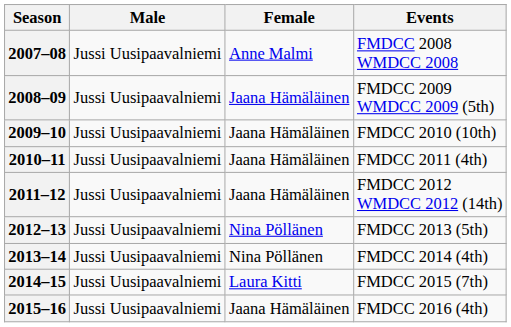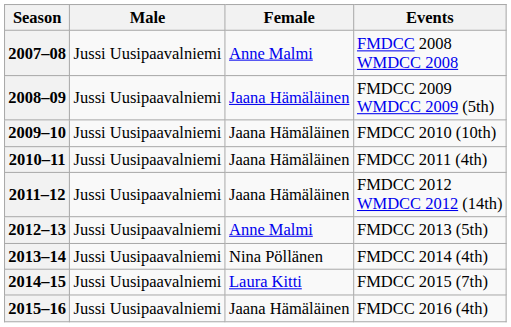(276, 230) Nina Pöllänen -> (271, 230) Anne Malmi
